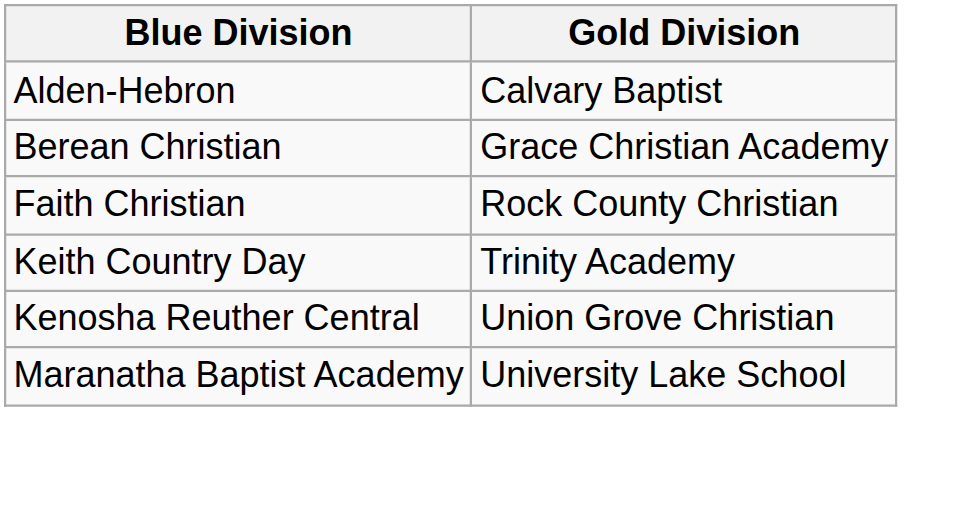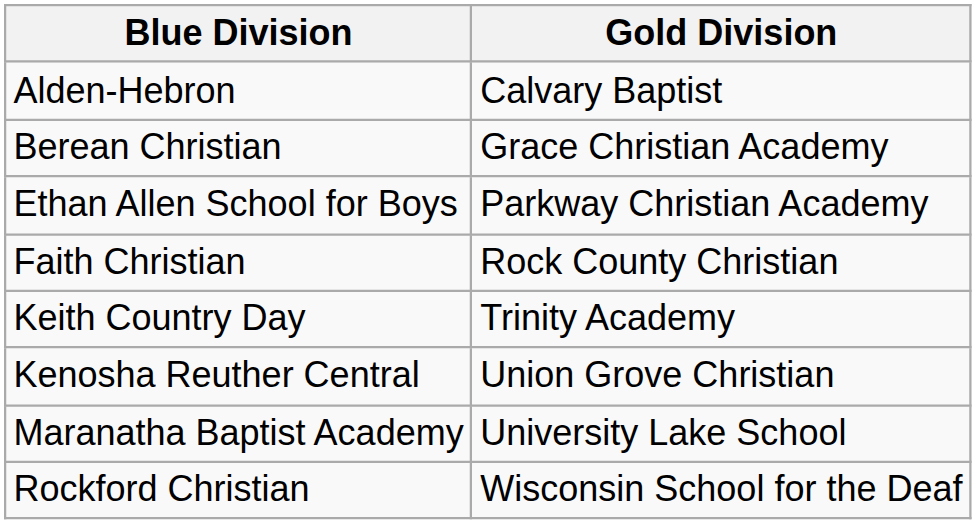+ row: (236, 204)
+ row: (161, 489)
